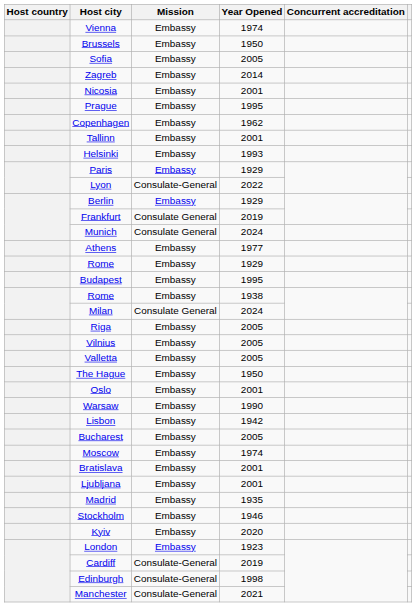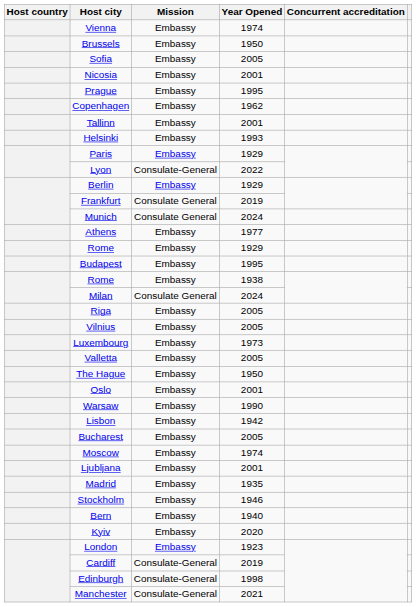- row: (101, 75)
+ row: (101, 342)
- row: (101, 468)
+ row: (101, 515)
